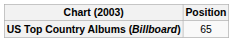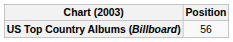(206, 29) 65 -> (206, 29) 56
